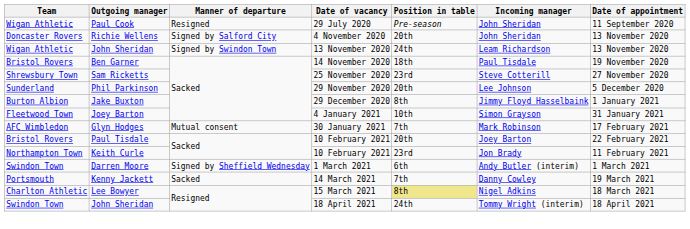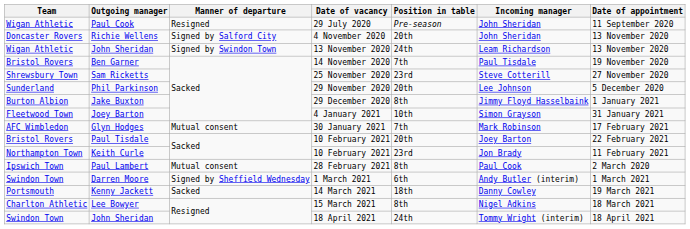(403, 62) 18th -> (401, 62) 7th
+ row: (120, 166)
(401, 179) 7th -> (403, 192) 18th
(401, 192) khaki background -> (401, 205) no background
